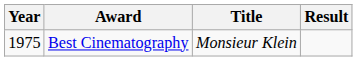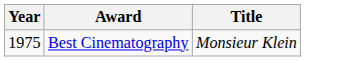- column: (326, 17)
